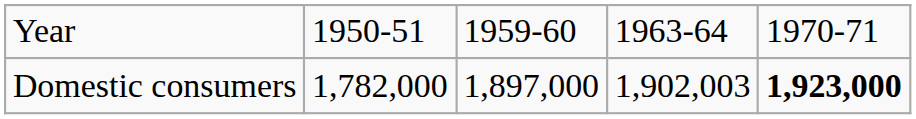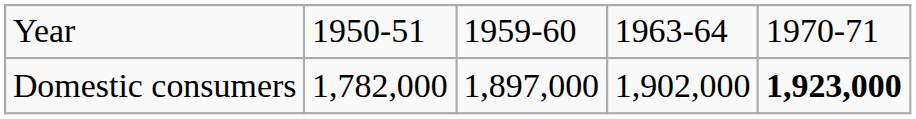(683, 85) 1,902,003 -> (683, 85) 1,902,000
